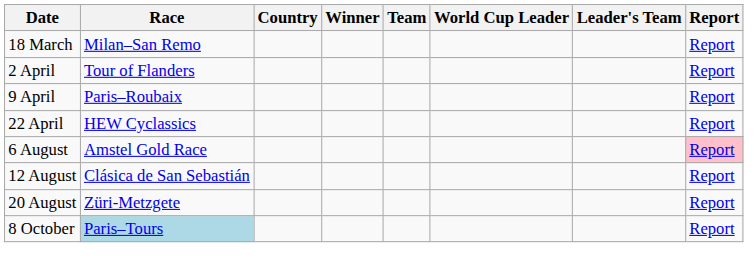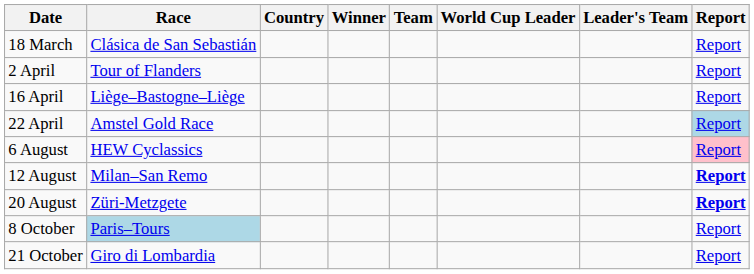(142, 44) Milan–San Remo -> (173, 44) Clásica de San Sebastián
- row: (32, 96)
+ row: (36, 96)
(140, 123) HEW Cyclassics -> (152, 123) Amstel Gold Race
(712, 123) no background -> (718, 123) lightblue background
(145, 149) Amstel Gold Race -> (146, 149) HEW Cyclassics
(167, 176) Clásica de San Sebastián -> (149, 176) Milan–San Remo
(712, 176) normal -> (721, 176) bold
(712, 202) normal -> (721, 202) bold
+ row: (46, 255)
